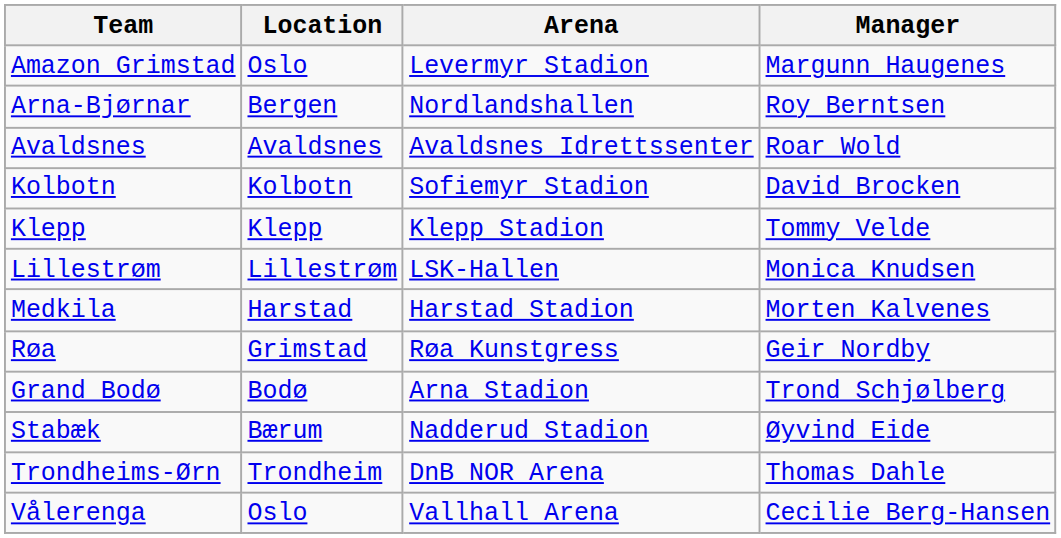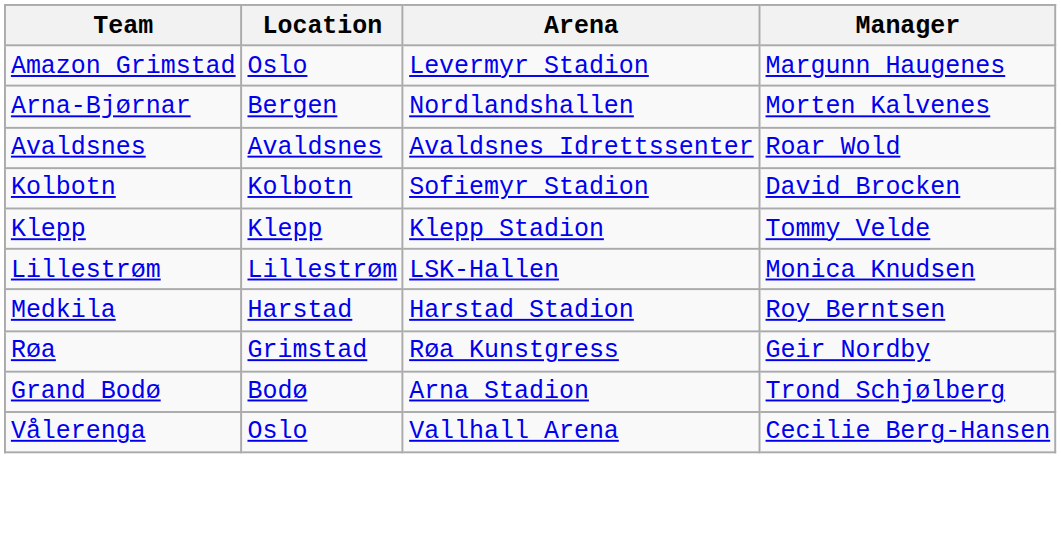(855, 107) Roy Berntsen -> (878, 107) Morten Kalvenes
(878, 310) Morten Kalvenes -> (855, 310) Roy Berntsen
- row: (56, 432)
- row: (116, 473)
